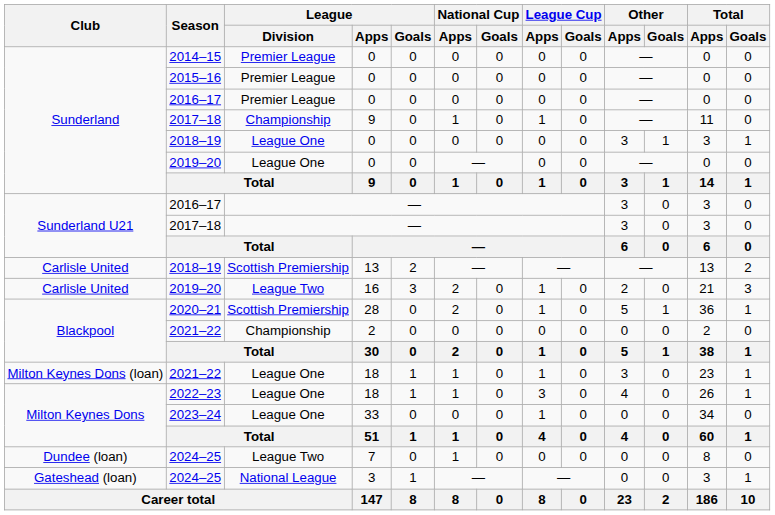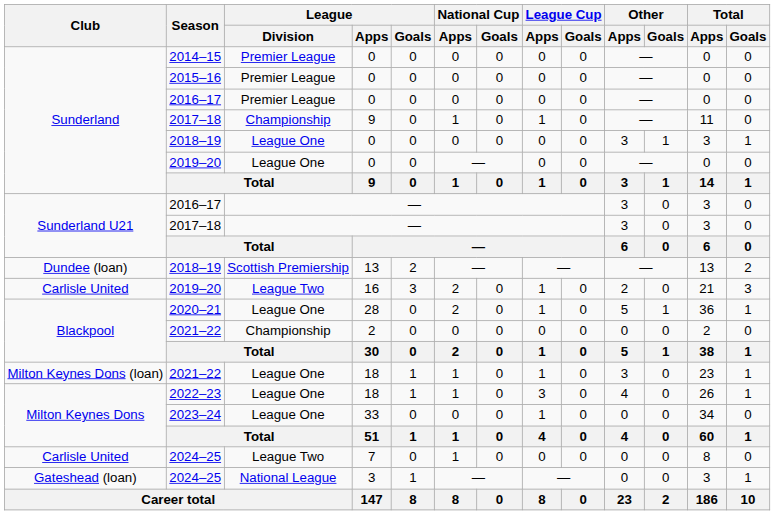(85, 267) Carlisle United -> (85, 267) Dundee (loan)
(288, 309) Scottish Premiership -> (288, 309) League One
(85, 457) Dundee (loan) -> (85, 457) Carlisle United
